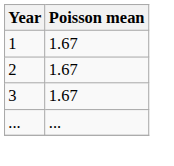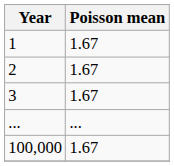+ row: (35, 148)
